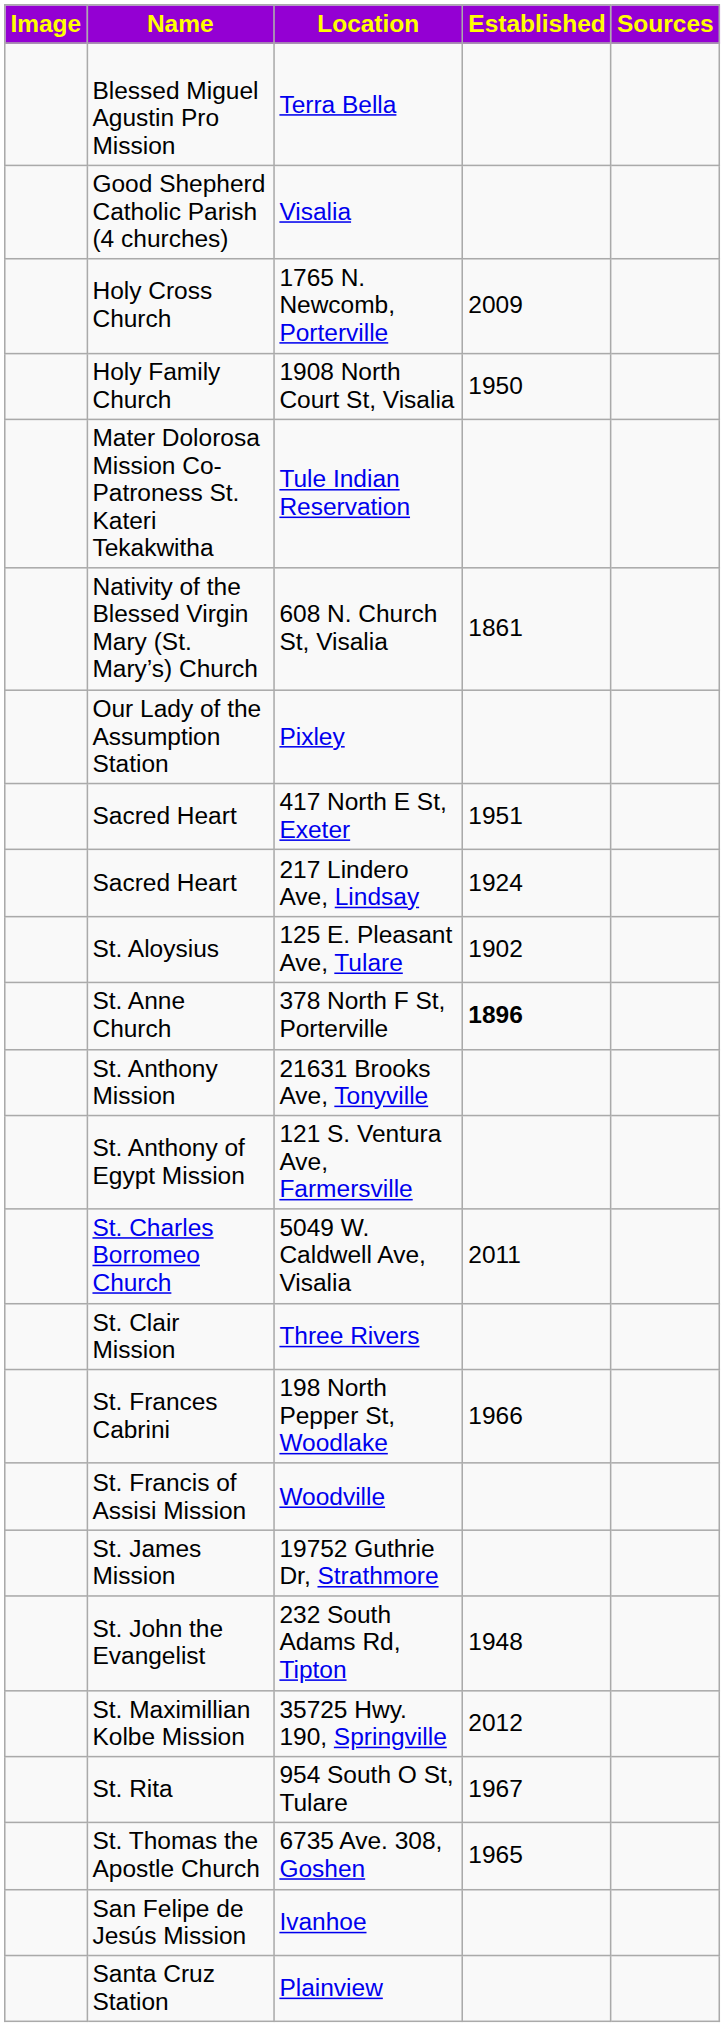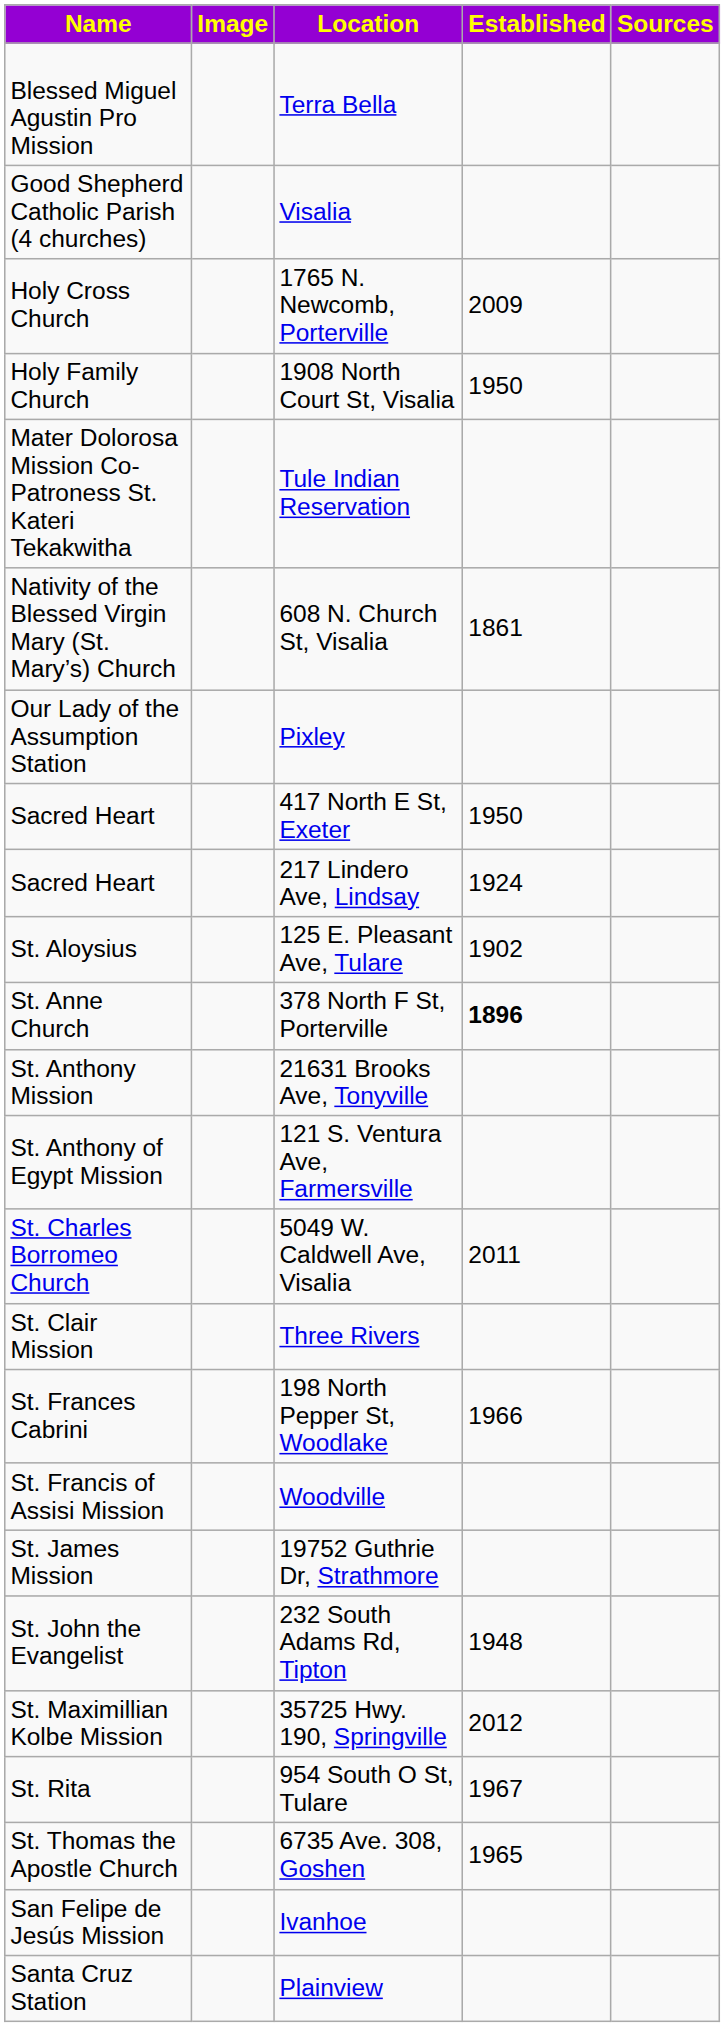columns swapped: (180, 23) <-> (46, 23)
(496, 816) 1951 -> (496, 816) 1950
